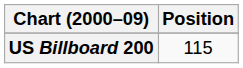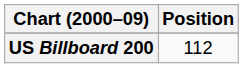(198, 47) 115 -> (198, 47) 112
